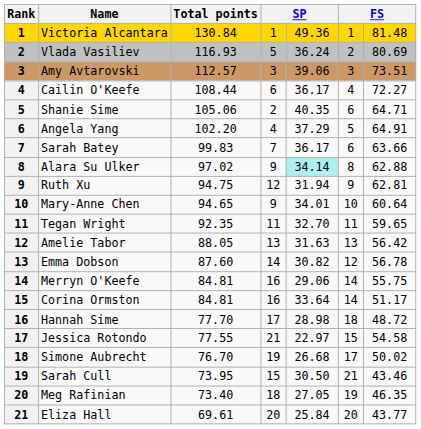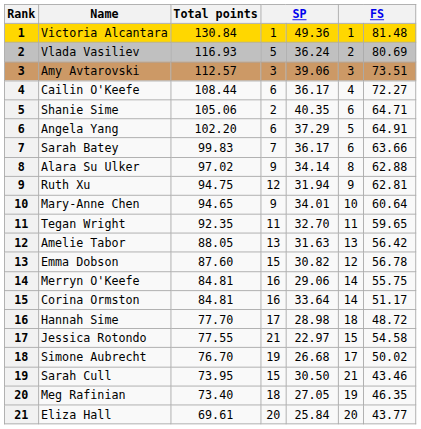(273, 128) 4 -> (273, 128) 6
(312, 167) paleturquoise background -> (312, 167) no background
(273, 262) 14 -> (273, 262) 15
